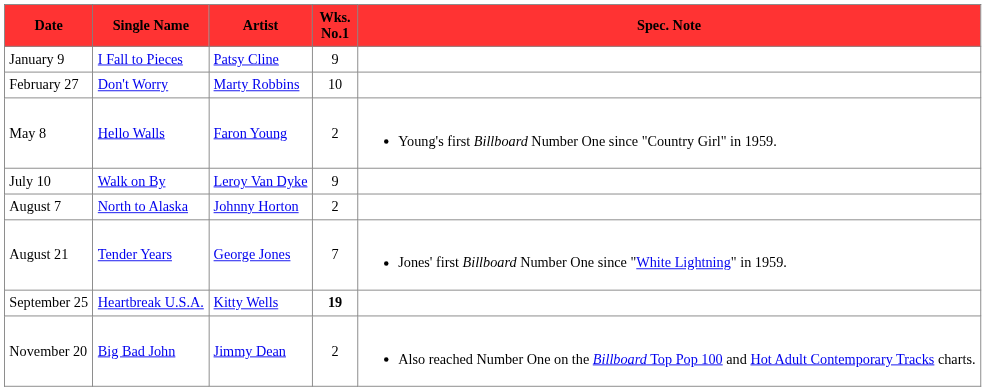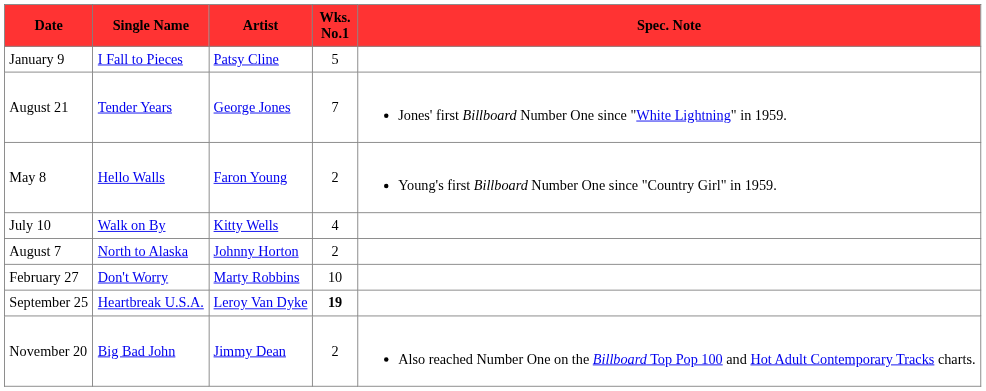(335, 59) 9 -> (335, 59) 5
rows swapped: (44, 85) <-> (39, 255)
(261, 181) Leroy Van Dyke -> (246, 225) Kitty Wells
(335, 181) 9 -> (335, 225) 4
(246, 303) Kitty Wells -> (261, 303) Leroy Van Dyke
